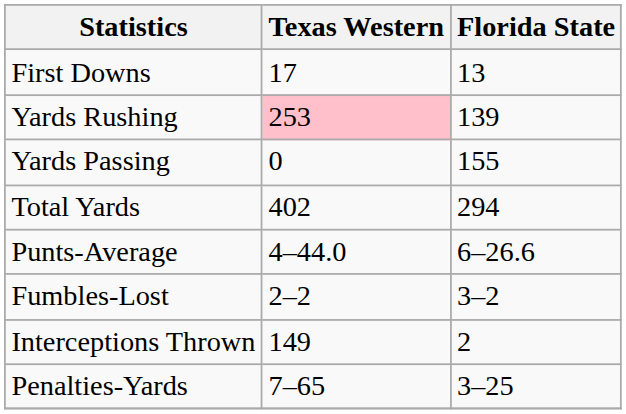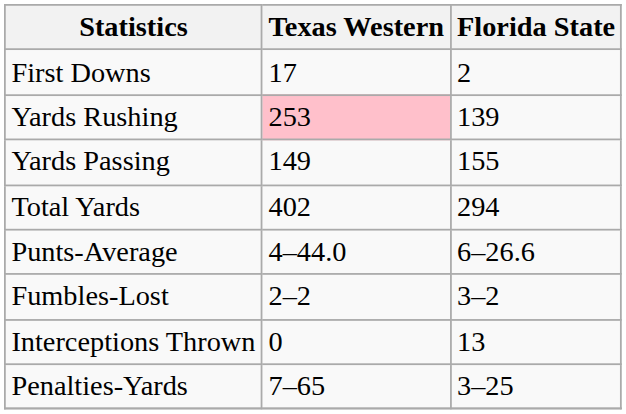(471, 71) 13 -> (464, 71) 2
(276, 161) 0 -> (290, 161) 149
(290, 341) 149 -> (276, 341) 0
(464, 341) 2 -> (471, 341) 13
